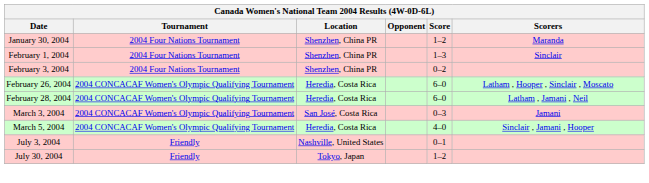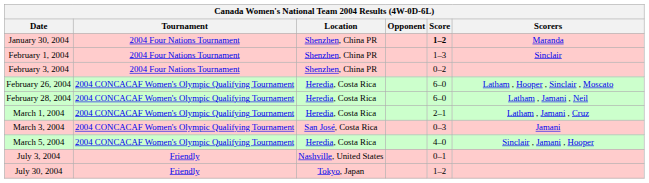(440, 41) normal -> (440, 41) bold
+ row: (39, 113)
